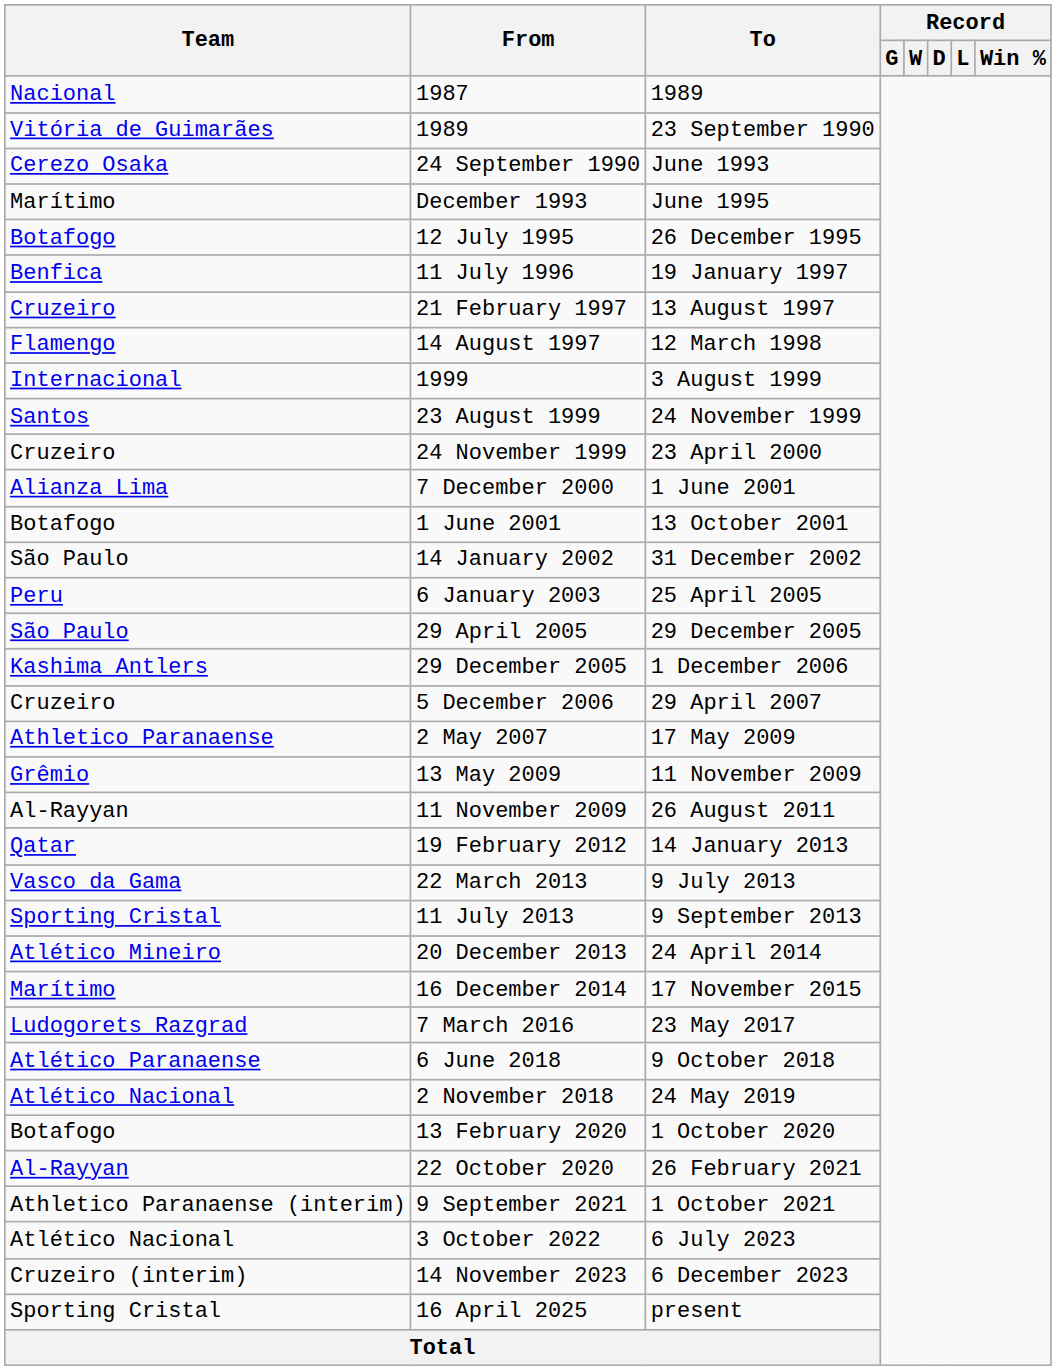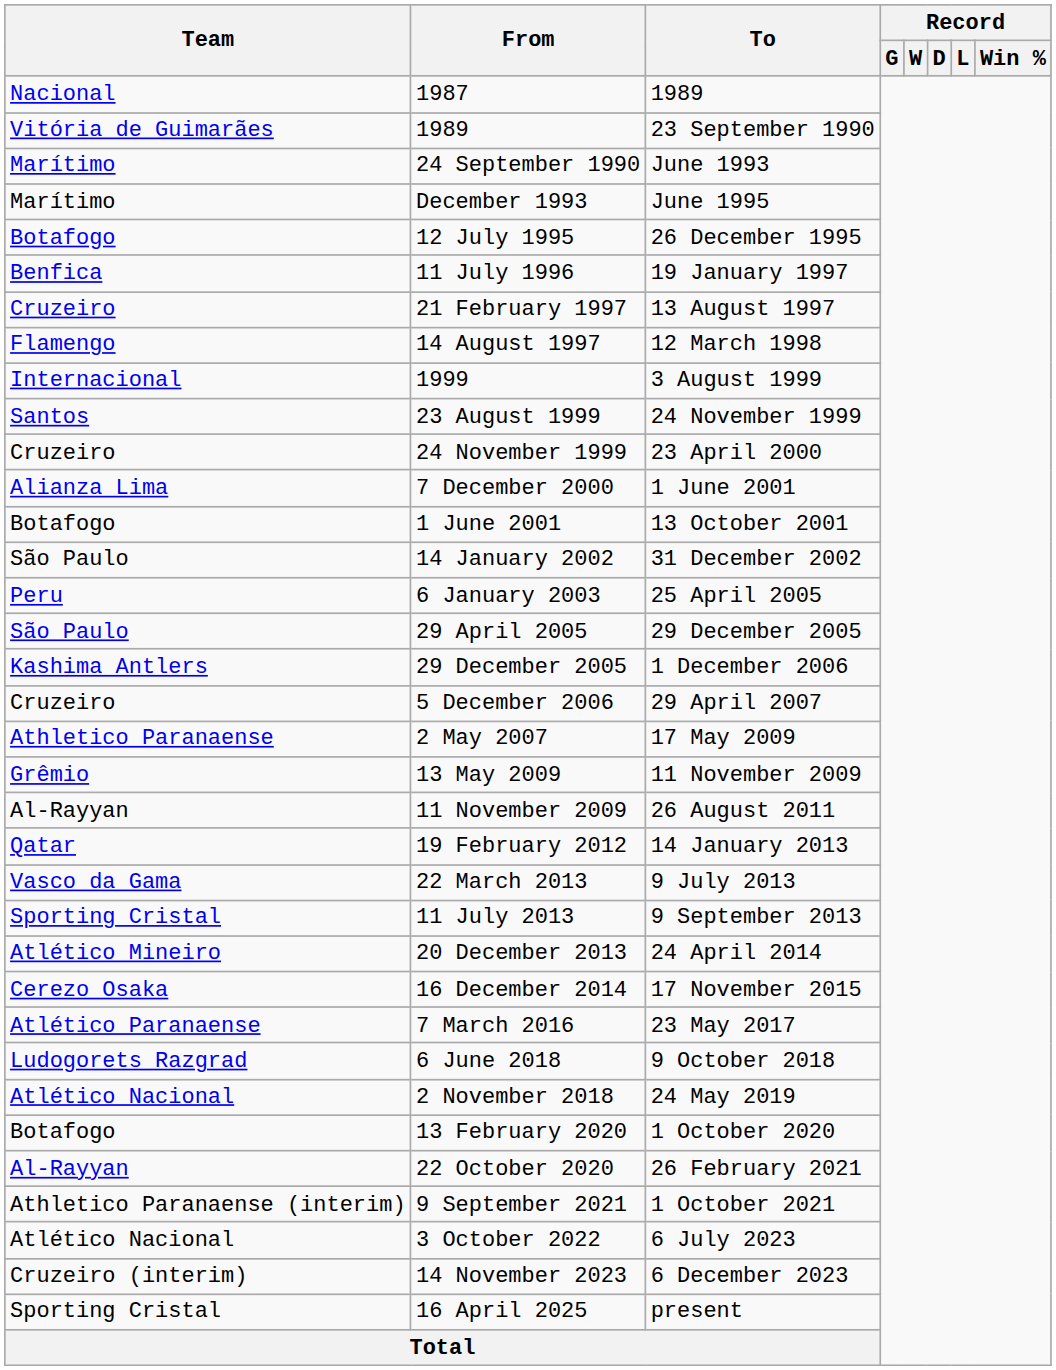(89, 166) Cerezo Osaka -> (63, 166) Marítimo
(63, 990) Marítimo -> (89, 990) Cerezo Osaka
(129, 1025) Ludogorets Razgrad -> (135, 1025) Atlético Paranaense
(135, 1061) Atlético Paranaense -> (129, 1061) Ludogorets Razgrad
